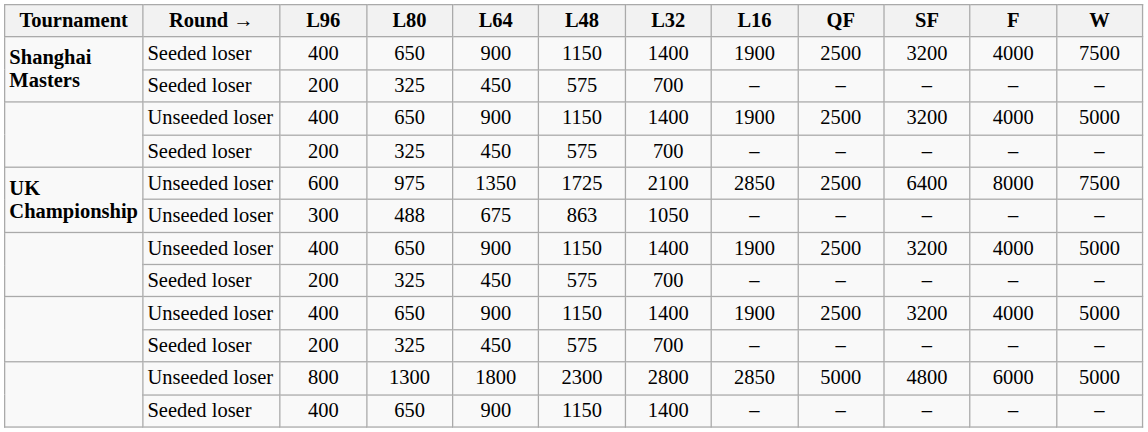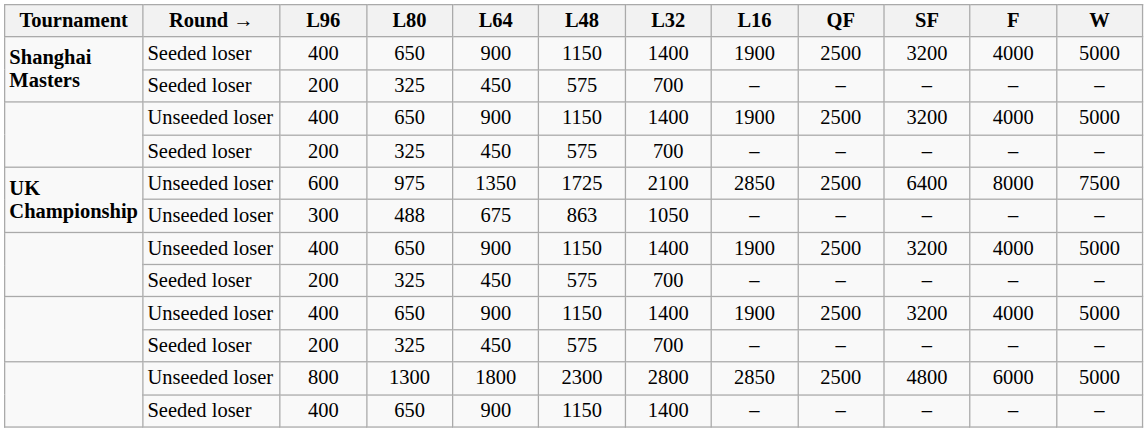(1099, 53) 7500 -> (1099, 53) 5000
(841, 378) 5000 -> (841, 378) 2500
